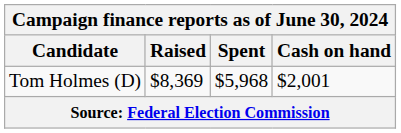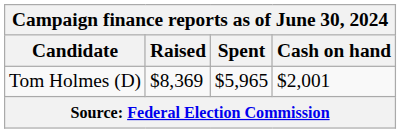(241, 81) $5,968 -> (241, 81) $5,965
